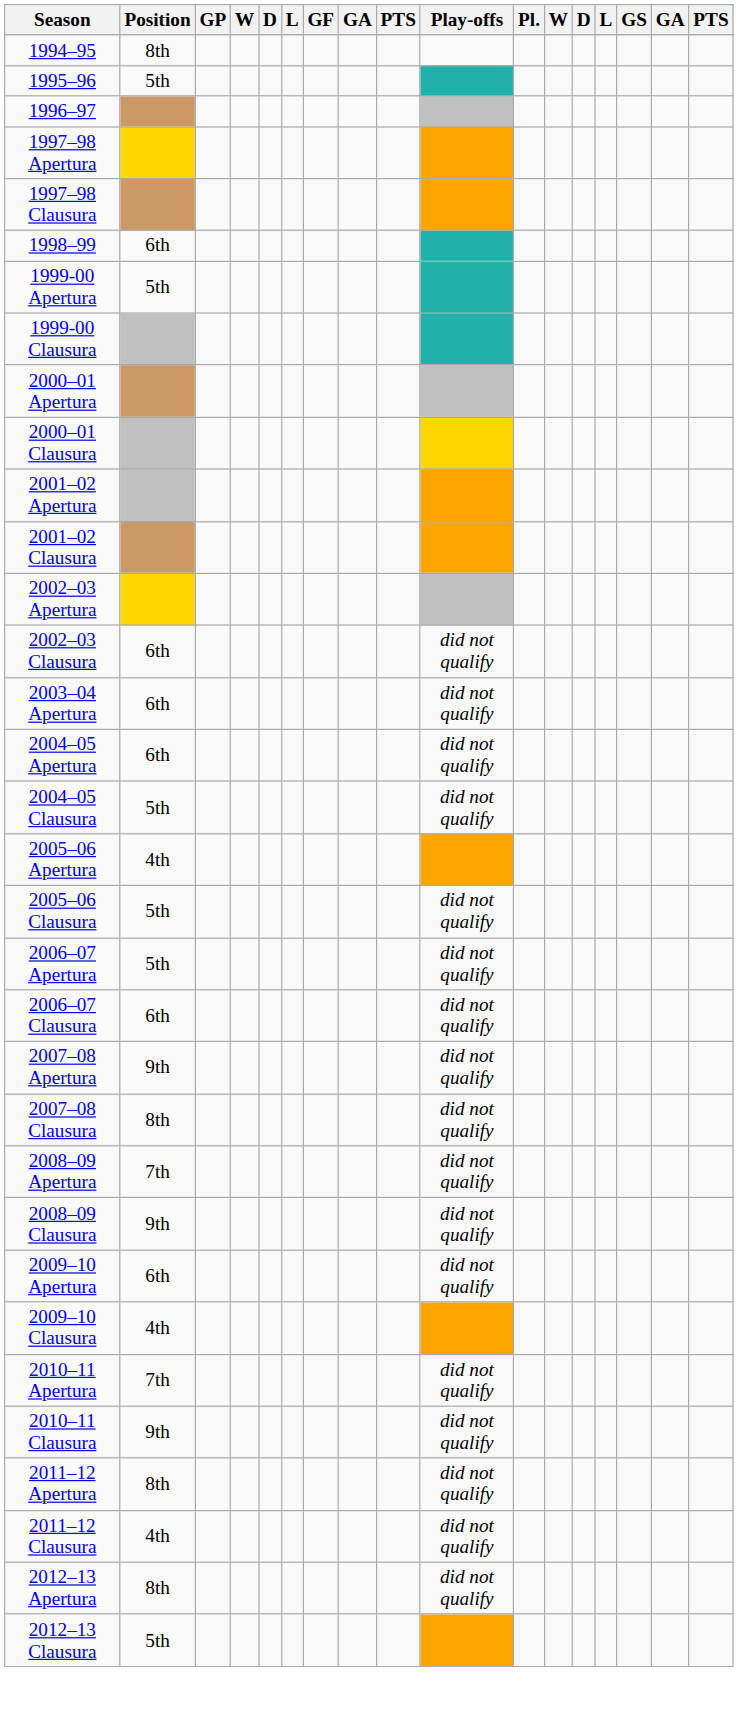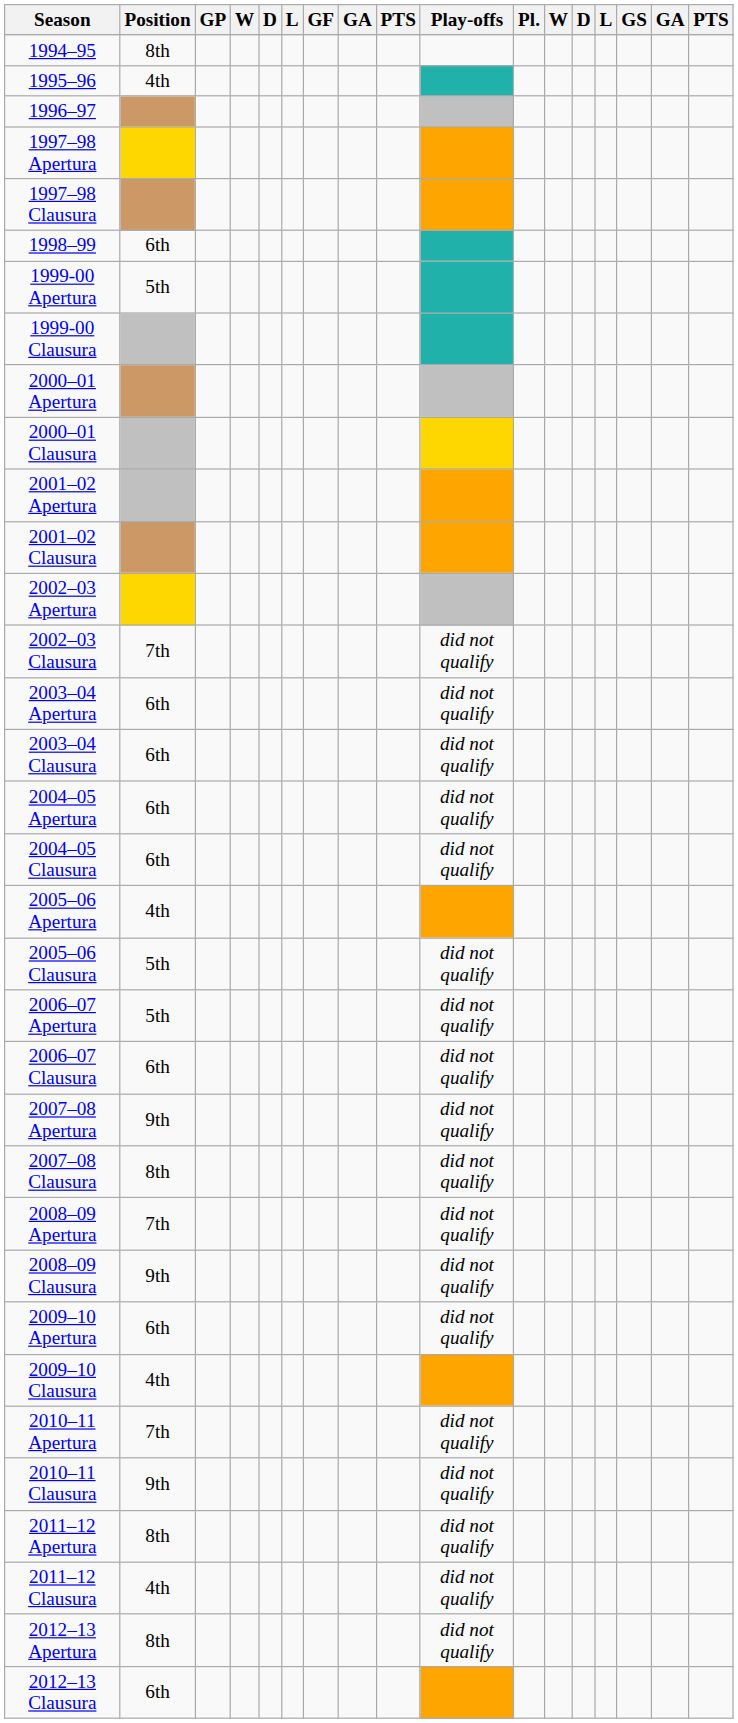(158, 80) 5th -> (158, 80) 4th
(158, 651) 6th -> (158, 651) 7th
+ row: (62, 755)
(158, 807) 5th -> (158, 859) 6th
(158, 1640) 5th -> (158, 1692) 6th
